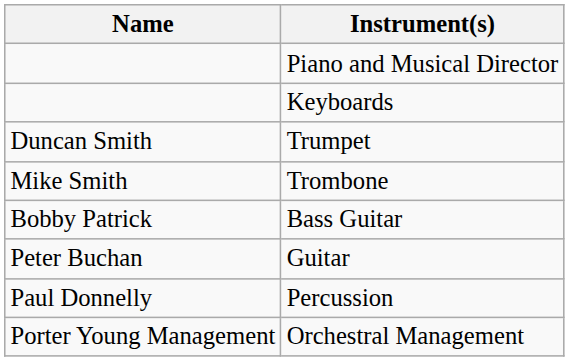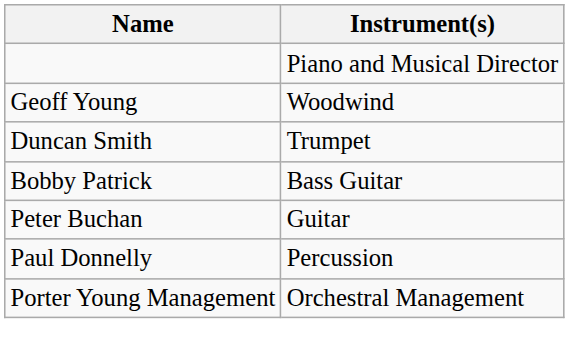- row: (340, 102)
+ row: (340, 102)
- row: (338, 180)
